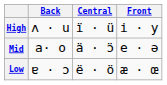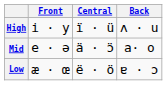columns swapped: (139, 11) <-> (50, 11)
